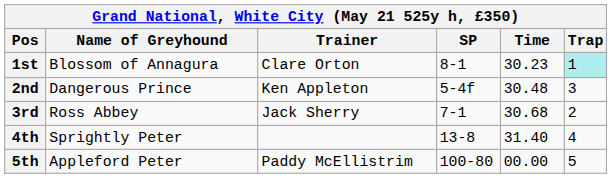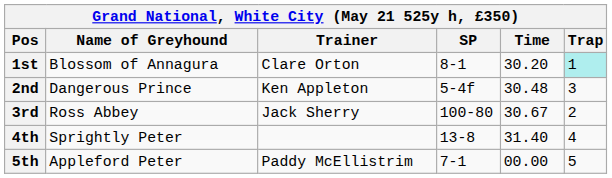(526, 65) 30.23 -> (526, 65) 30.20
(453, 113) 7-1 -> (466, 113) 100-80
(526, 113) 30.68 -> (526, 113) 30.67
(466, 162) 100-80 -> (453, 162) 7-1
